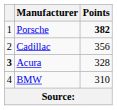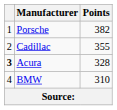(102, 29) bold -> (102, 29) normal
(102, 46) 356 -> (102, 46) 355
